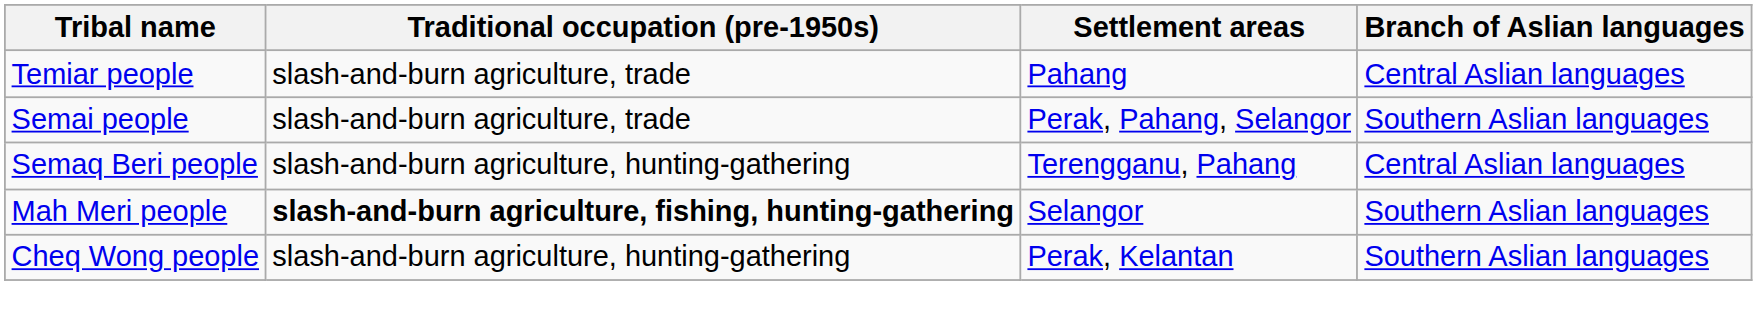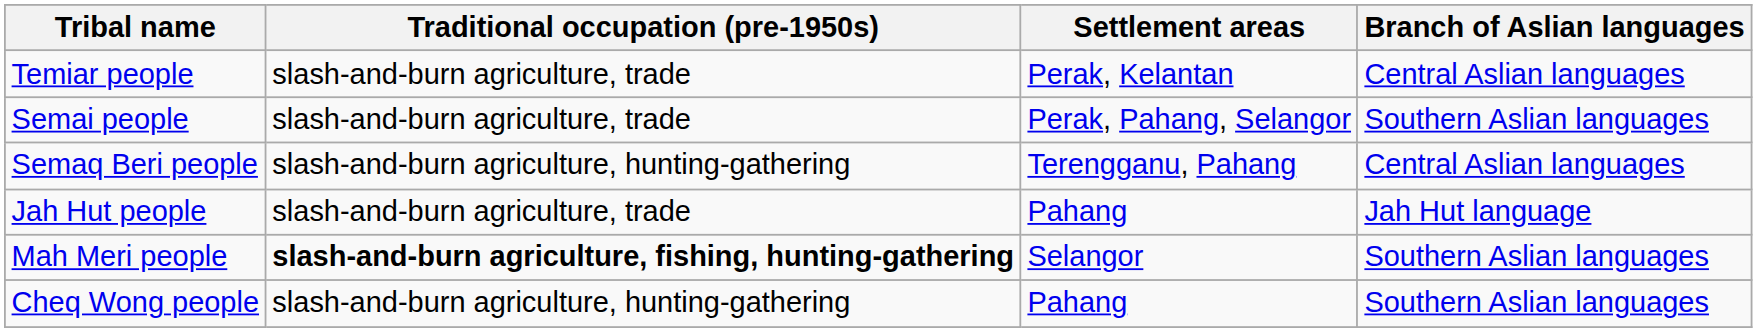(1077, 73) Pahang -> (1130, 73) Perak, Kelantan
+ row: (109, 211)
(1130, 257) Perak, Kelantan -> (1077, 303) Pahang
